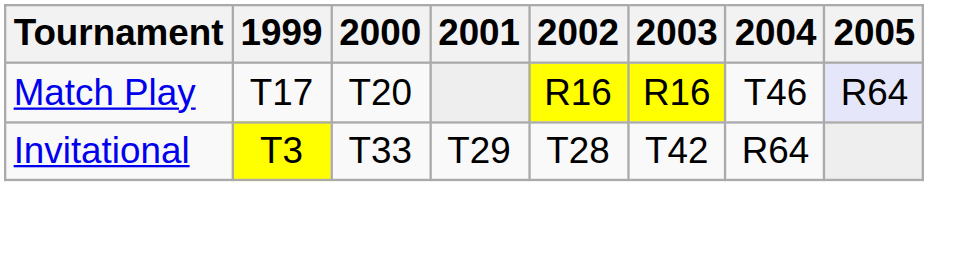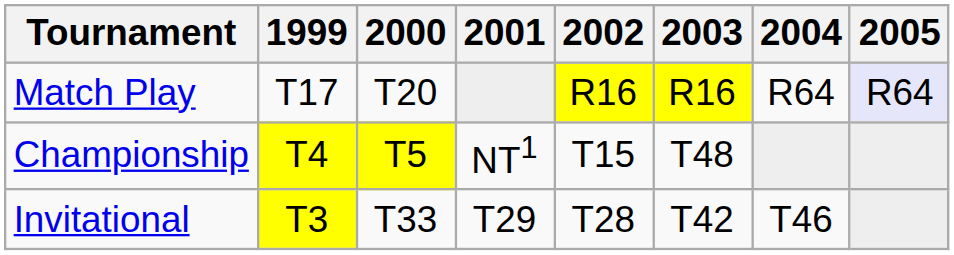(776, 92) T46 -> (801, 92) R64
+ row: (131, 155)
(776, 150) R64 -> (801, 218) T46
